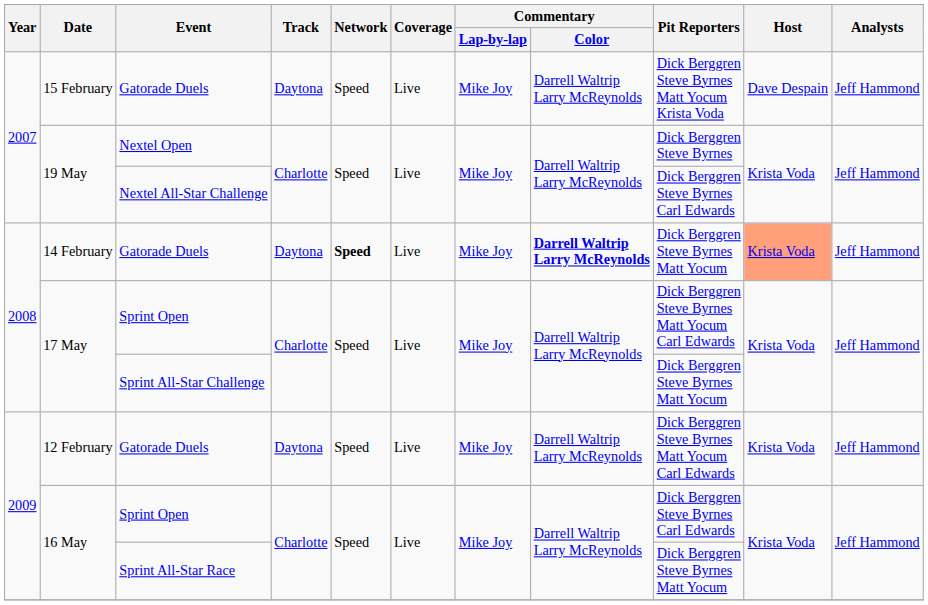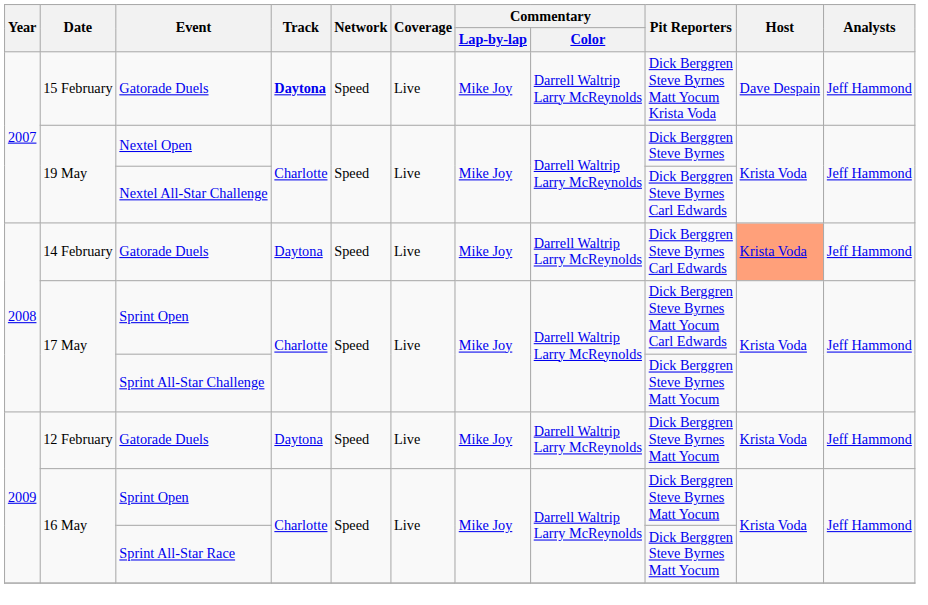(299, 88) normal -> (300, 88) bold
(352, 251) bold -> (352, 251) normal
(592, 251) bold -> (588, 251) normal
(699, 251) Dick Berggren Steve Byrnes Matt Yocum -> (691, 251) Dick Berggren Steve Byrnes Carl Edwards
(699, 447) Dick Berggren Steve Byrnes Matt Yocum Carl Edwards -> (691, 439) Dick Berggren Steve Byrnes Matt Yocum
(699, 513) Dick Berggren Steve Byrnes Carl Edwards -> (691, 496) Dick Berggren Steve Byrnes Matt Yocum
